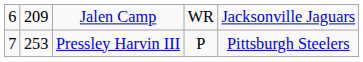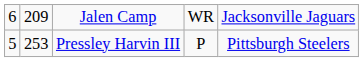(12, 43) 7 -> (12, 43) 5
